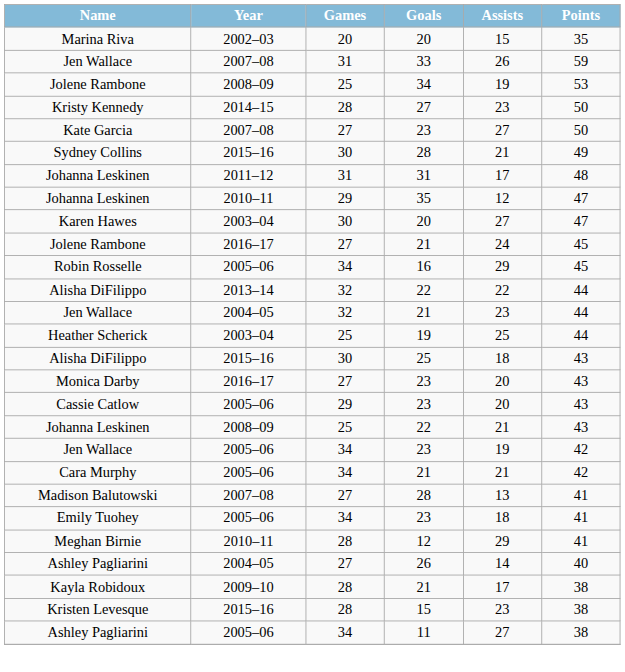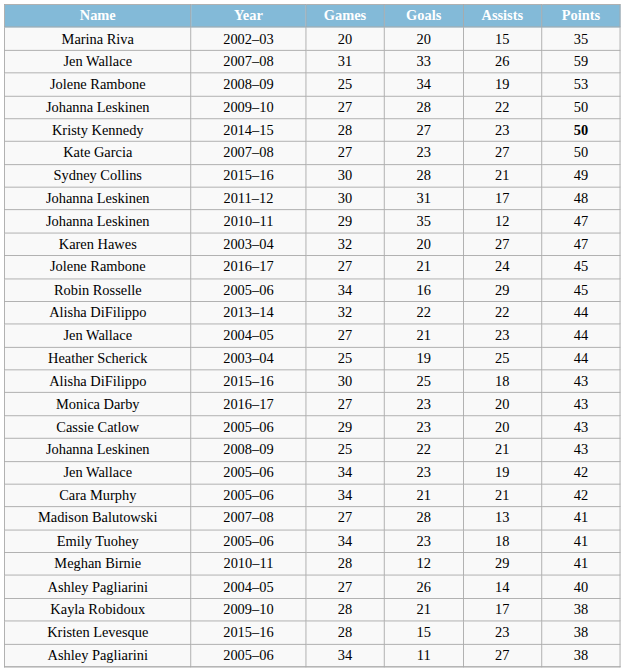+ row: (98, 107)
(581, 107) normal -> (581, 130) bold
(345, 175) 31 -> (345, 198) 30
(345, 221) 30 -> (345, 244) 32
(345, 312) 32 -> (345, 335) 27
